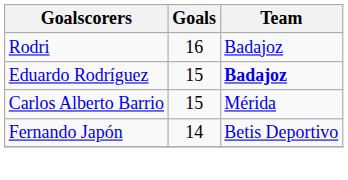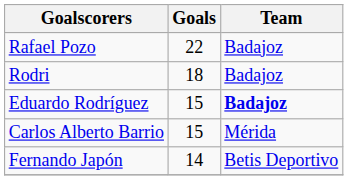+ row: (52, 47)
(194, 47) 16 -> (194, 75) 18
